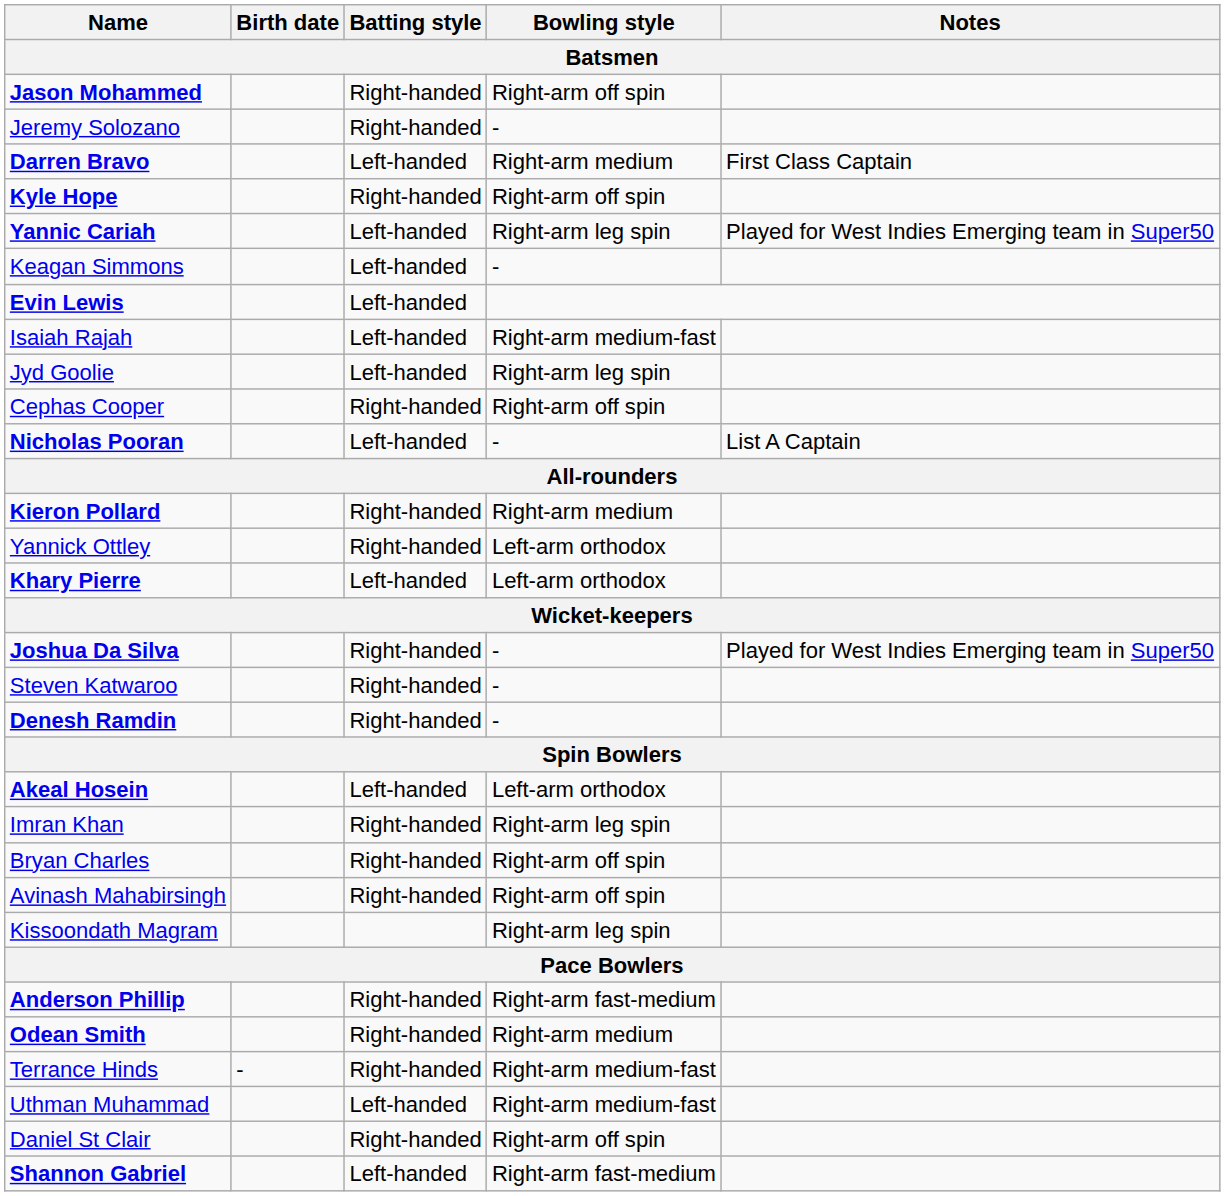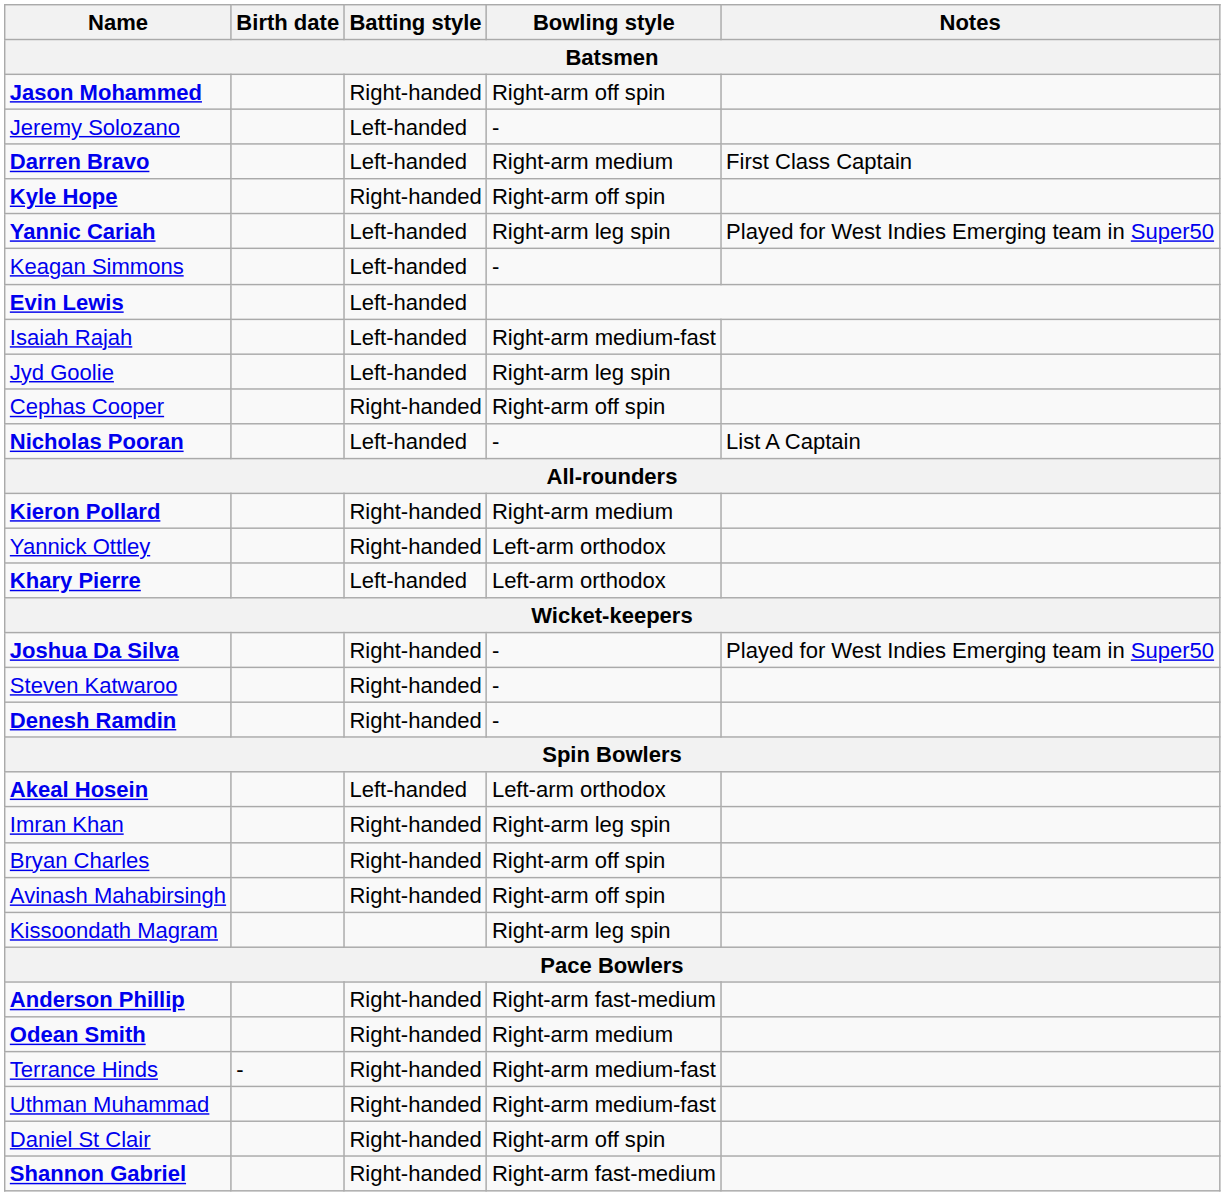(416, 127) Right-handed -> (408, 127) Left-handed
(408, 1104) Left-handed -> (416, 1104) Right-handed
(408, 1174) Left-handed -> (416, 1174) Right-handed
